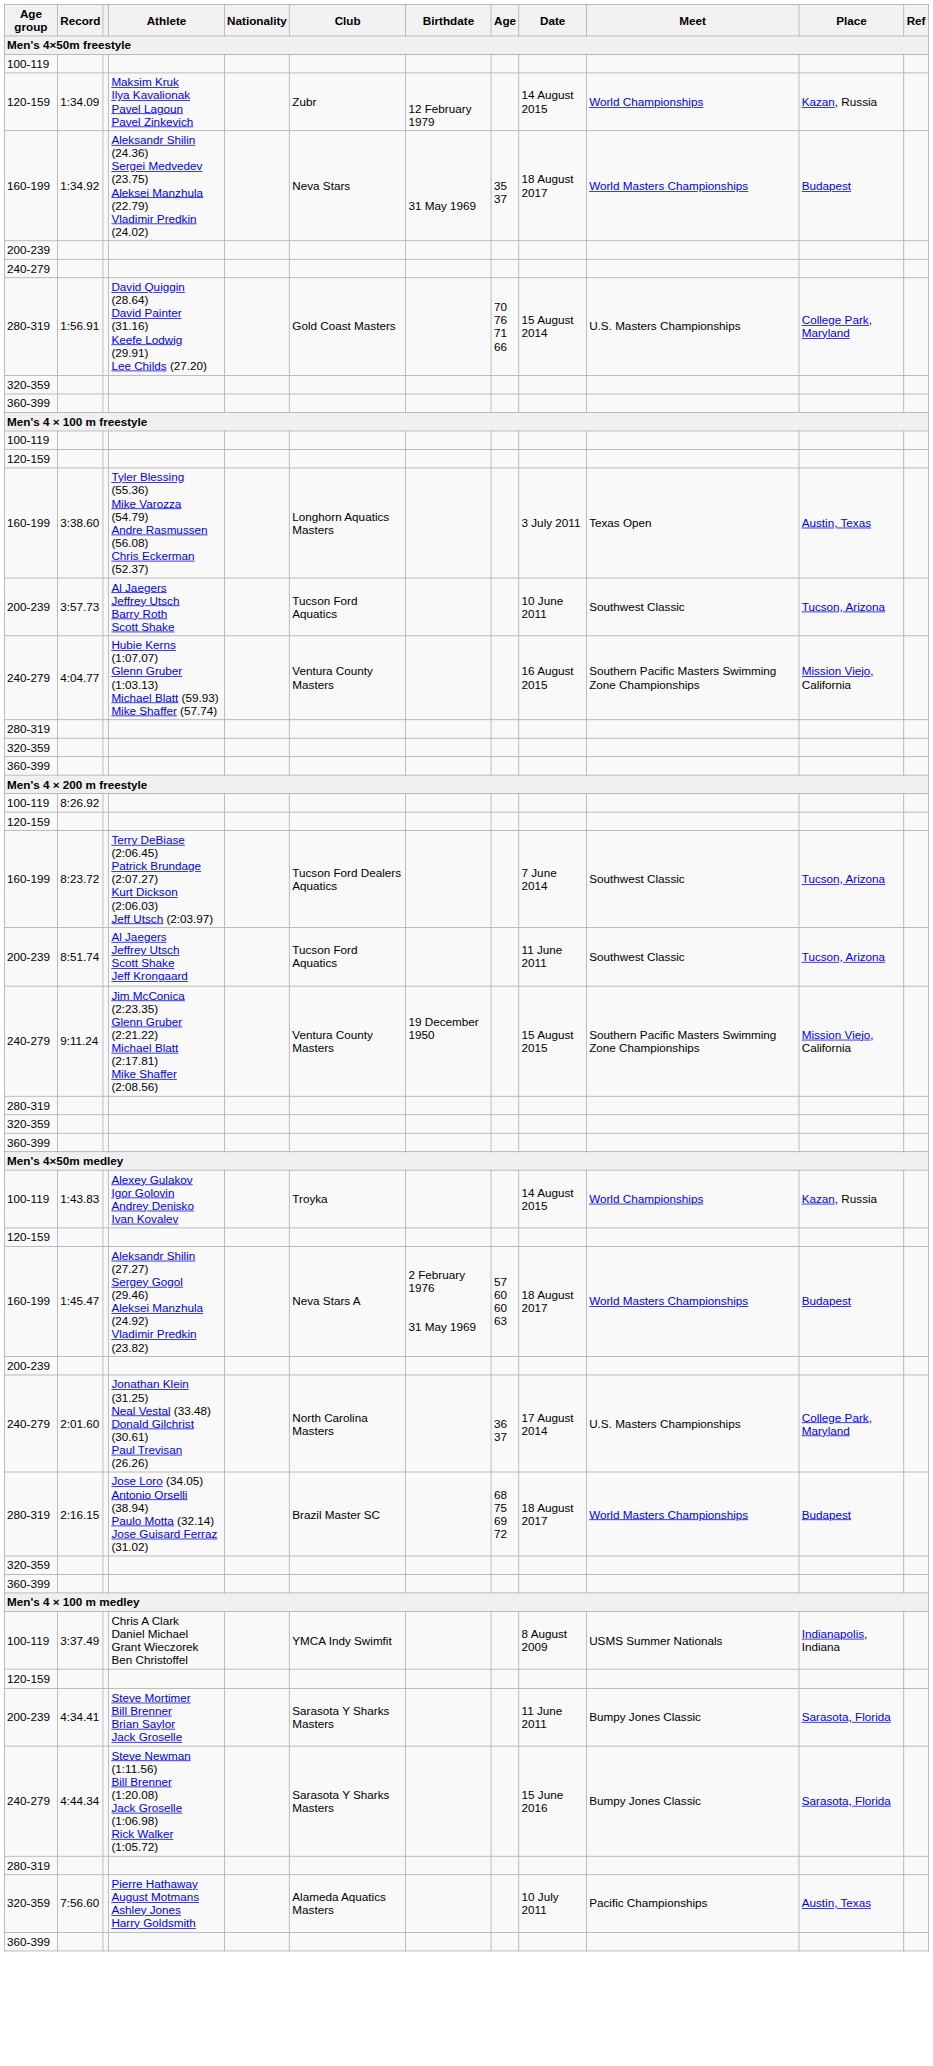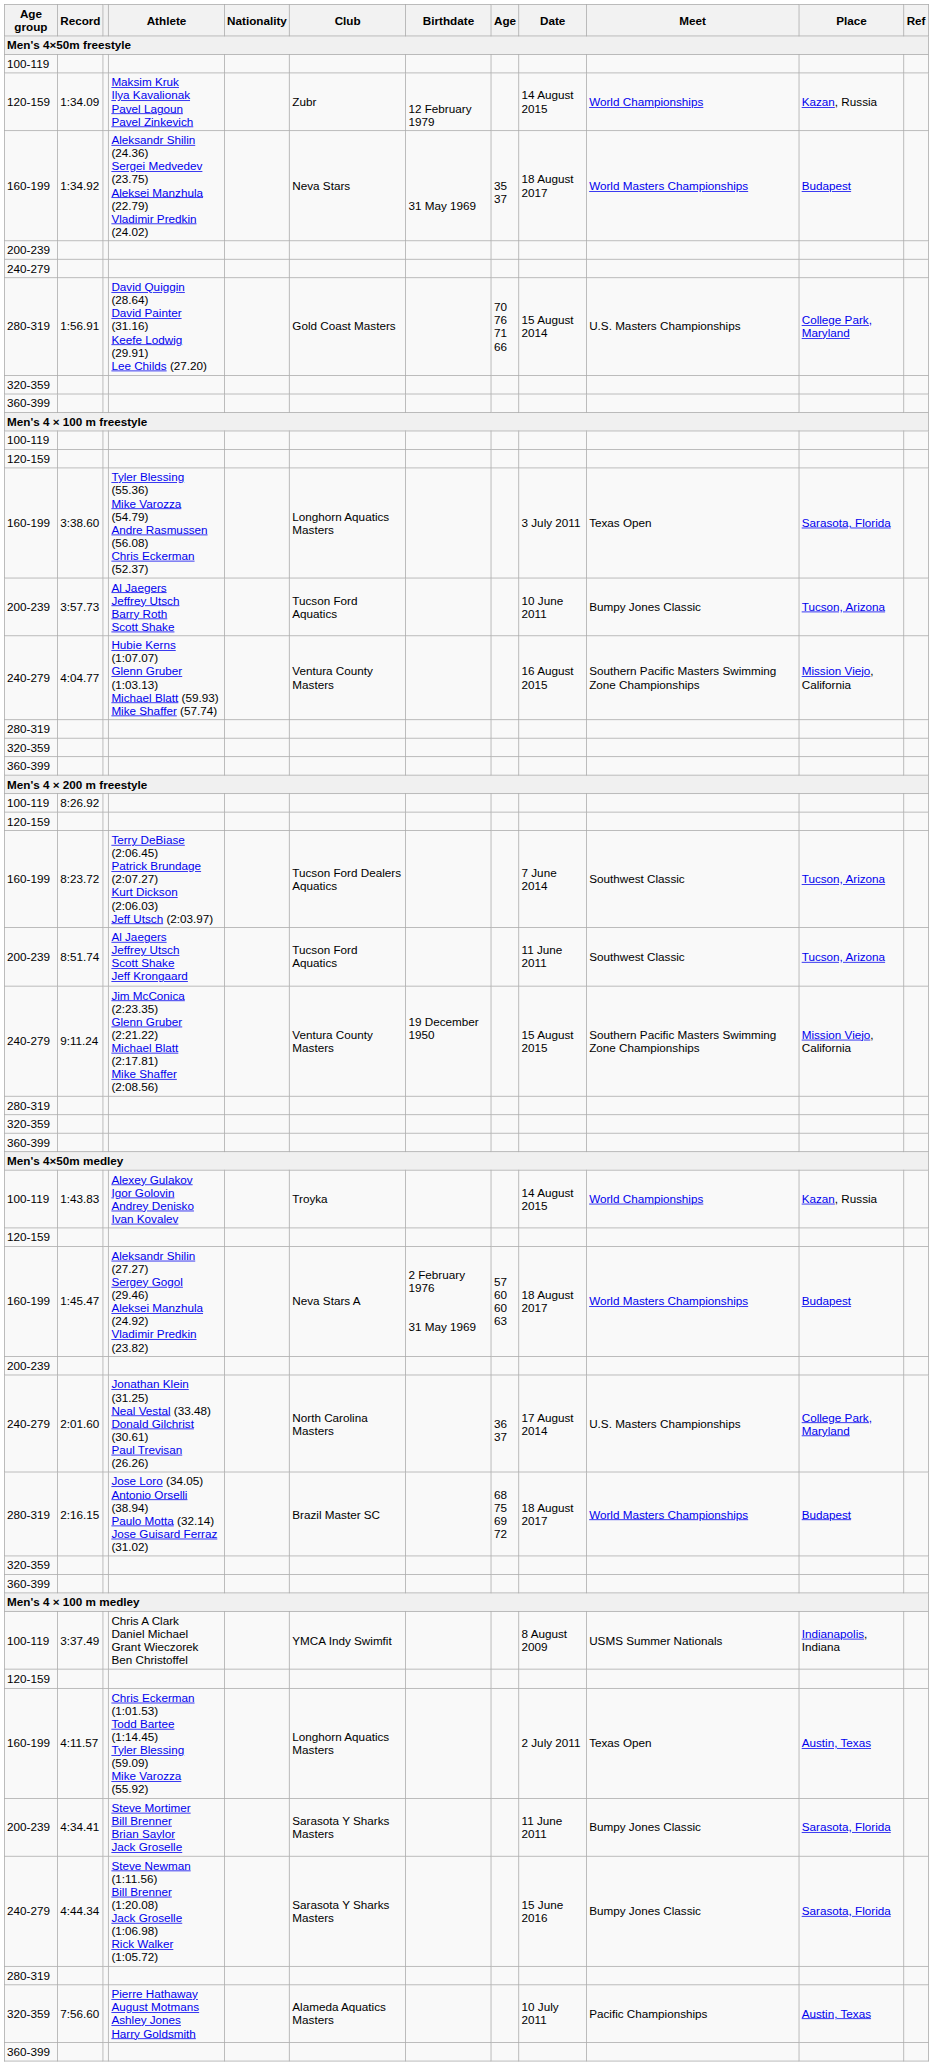(836, 523) Austin, Texas -> (846, 523) Sarasota, Florida
(637, 607) Southwest Classic -> (645, 607) Bumpy Jones Classic
+ row: (29, 1743)
